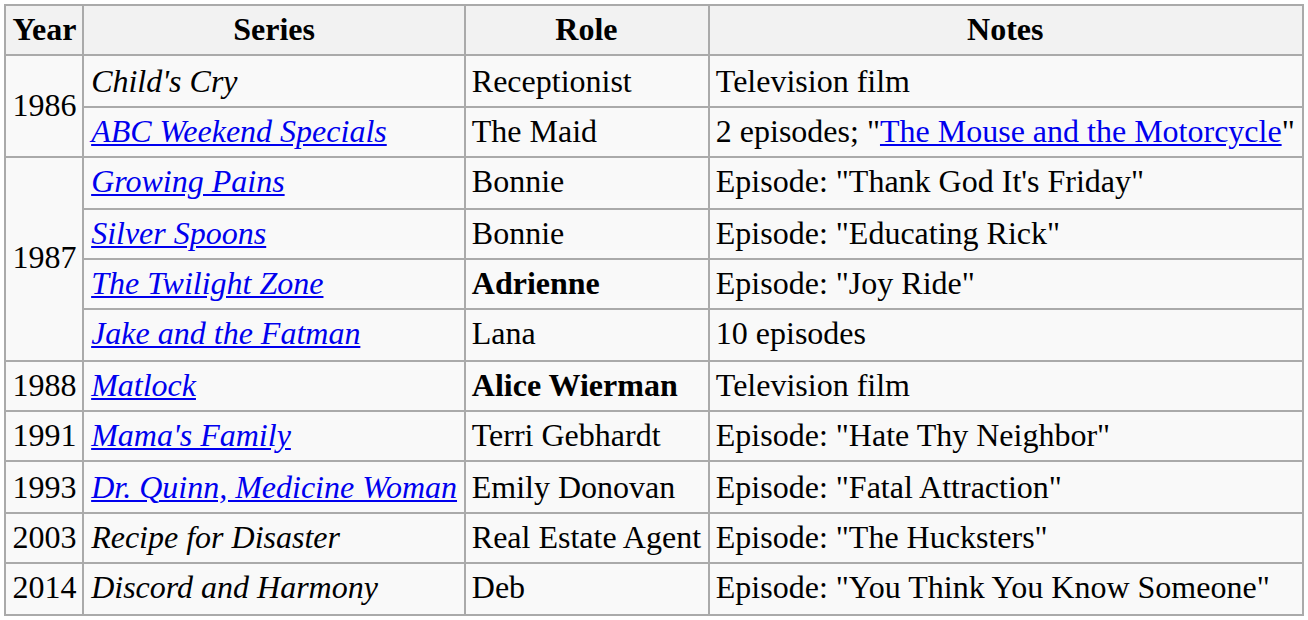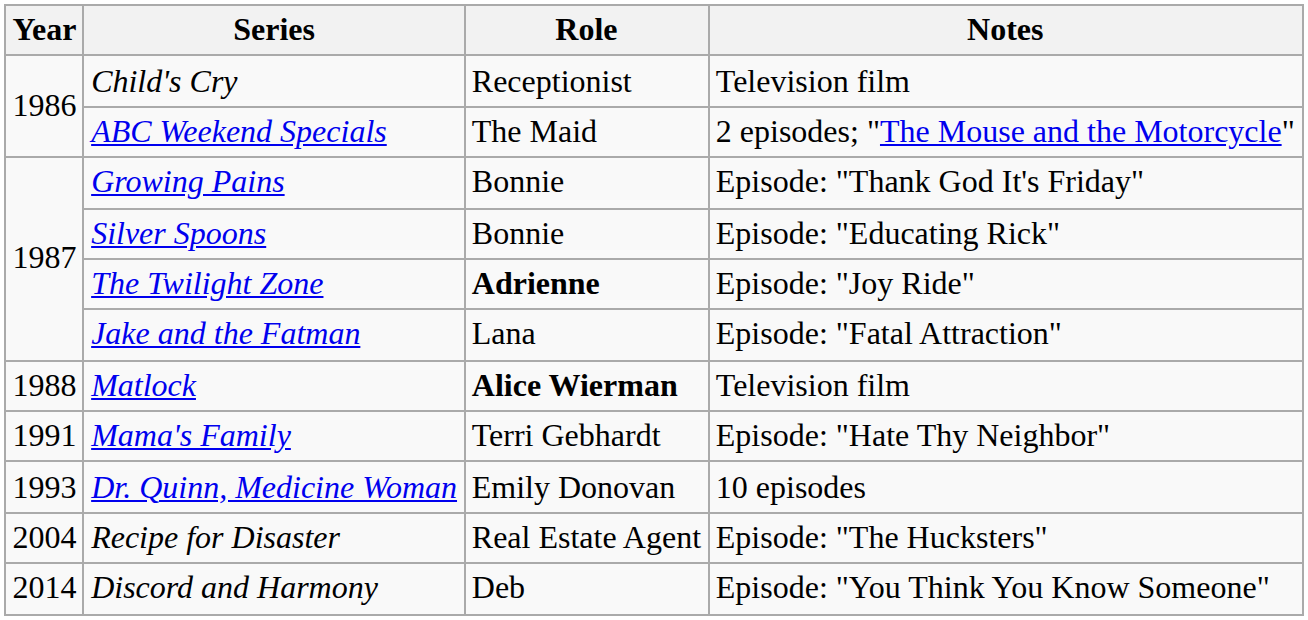(791, 334) 10 episodes -> (889, 334) Episode: "Fatal Attraction"
(889, 486) Episode: "Fatal Attraction" -> (791, 486) 10 episodes
(44, 537) 2003 -> (44, 537) 2004
